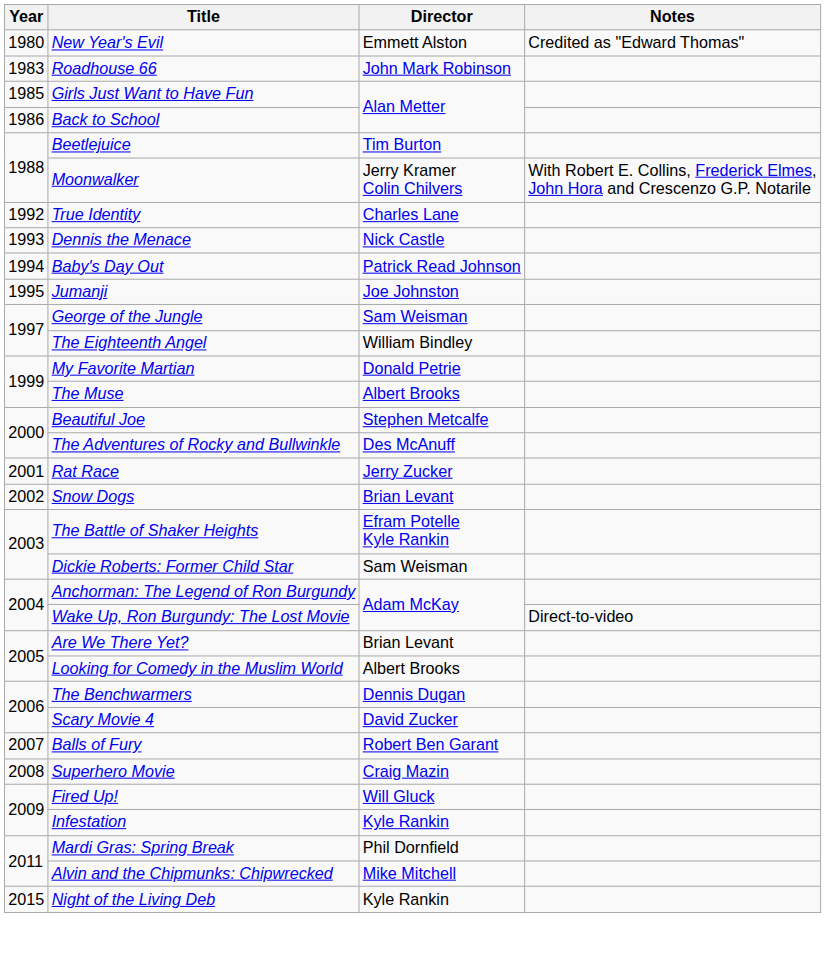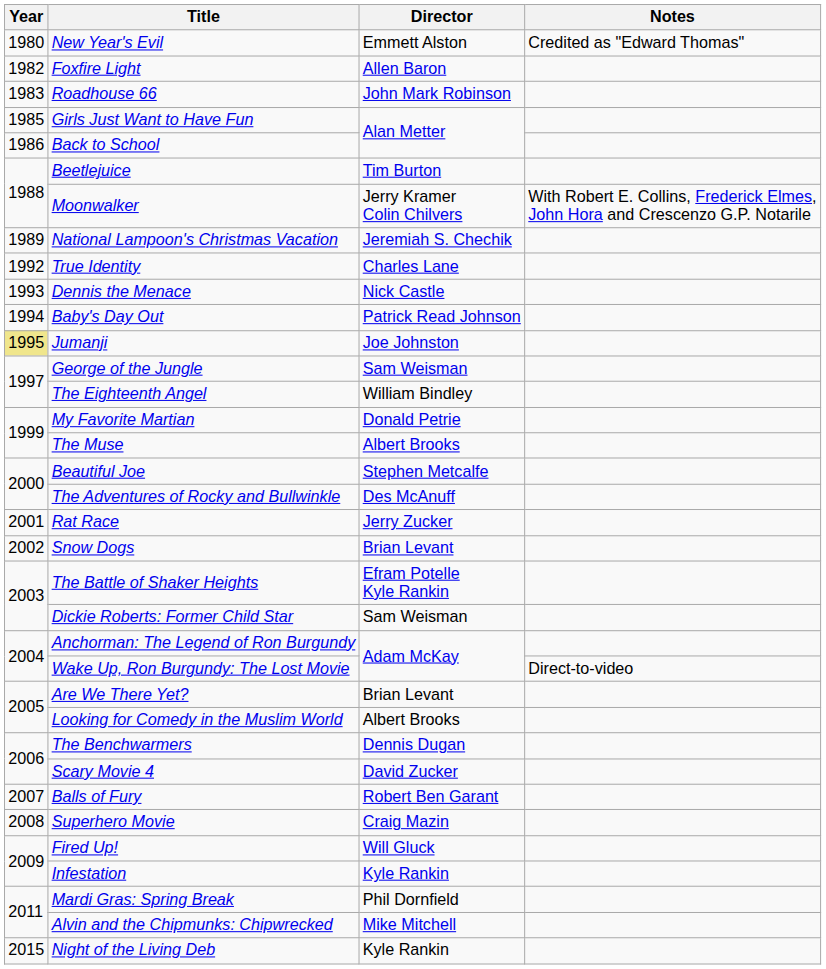+ row: (96, 68)
+ row: (195, 240)
(26, 291) no background -> (26, 343) khaki background
